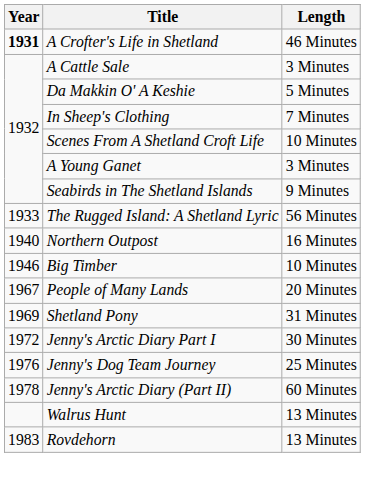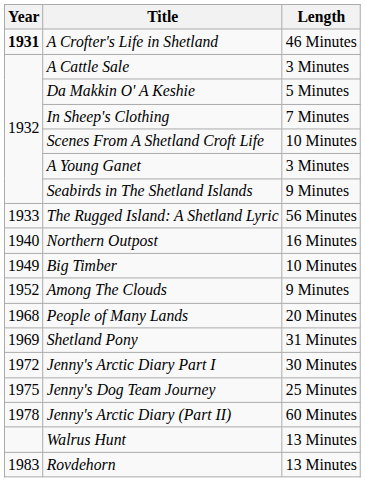(24, 265) 1946 -> (24, 265) 1949
+ row: (107, 290)
(24, 290) 1967 -> (24, 315) 1968
(24, 365) 1976 -> (24, 389) 1975
